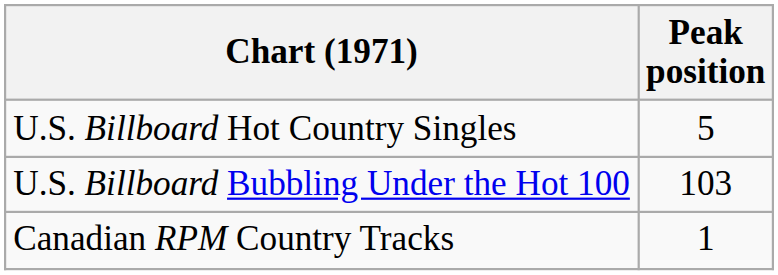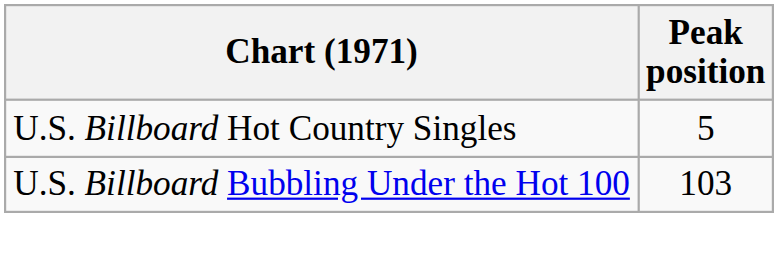- row: (234, 239)
